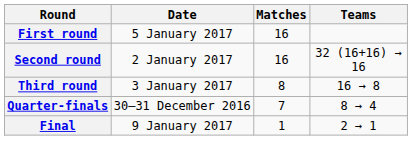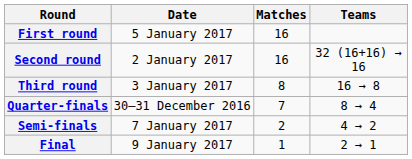+ row: (58, 125)
